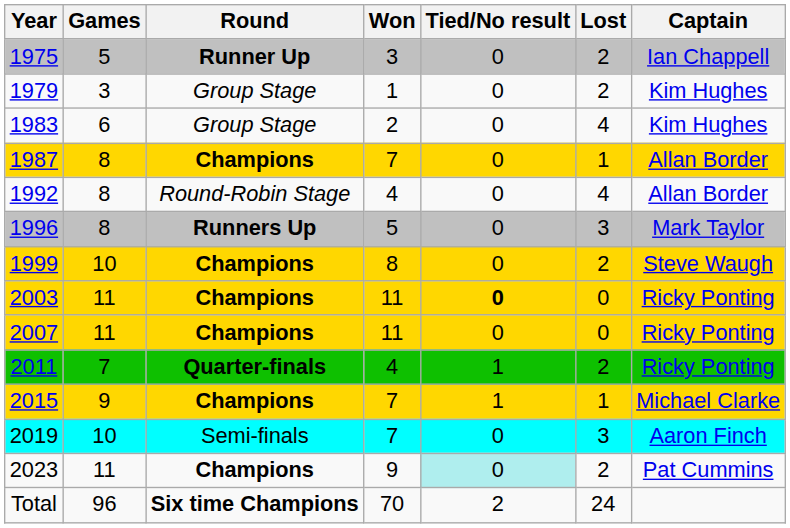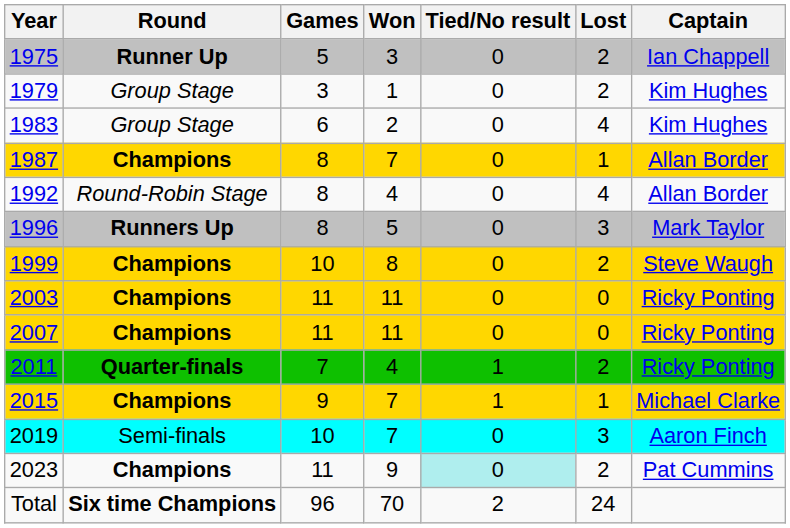columns swapped: (255, 21) <-> (104, 21)
(498, 297) bold -> (498, 297) normal
